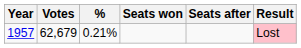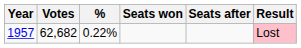(58, 33) 62,679 -> (58, 33) 62,682
(100, 33) 0.21% -> (100, 33) 0.22%
